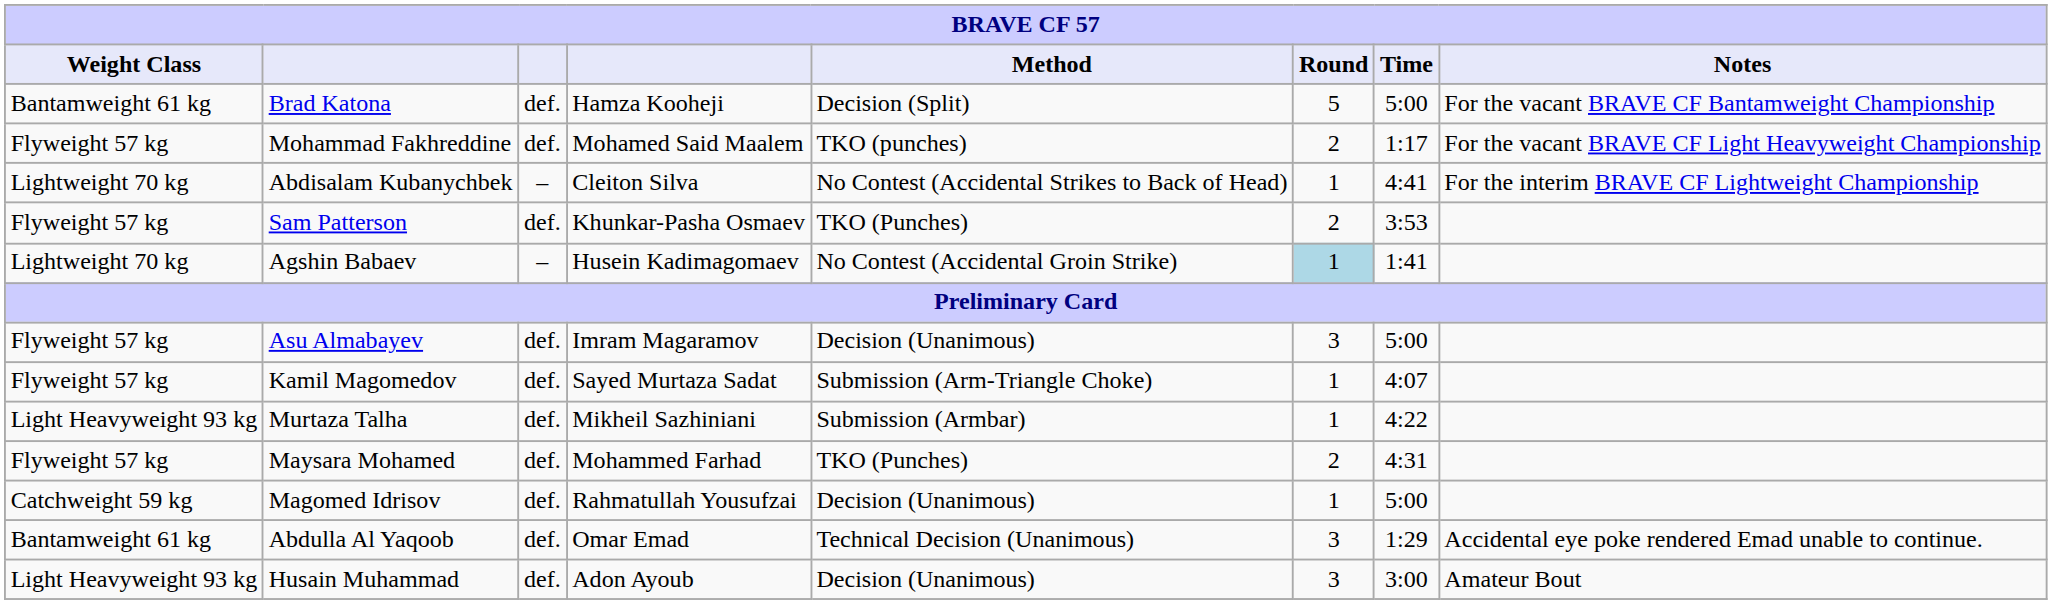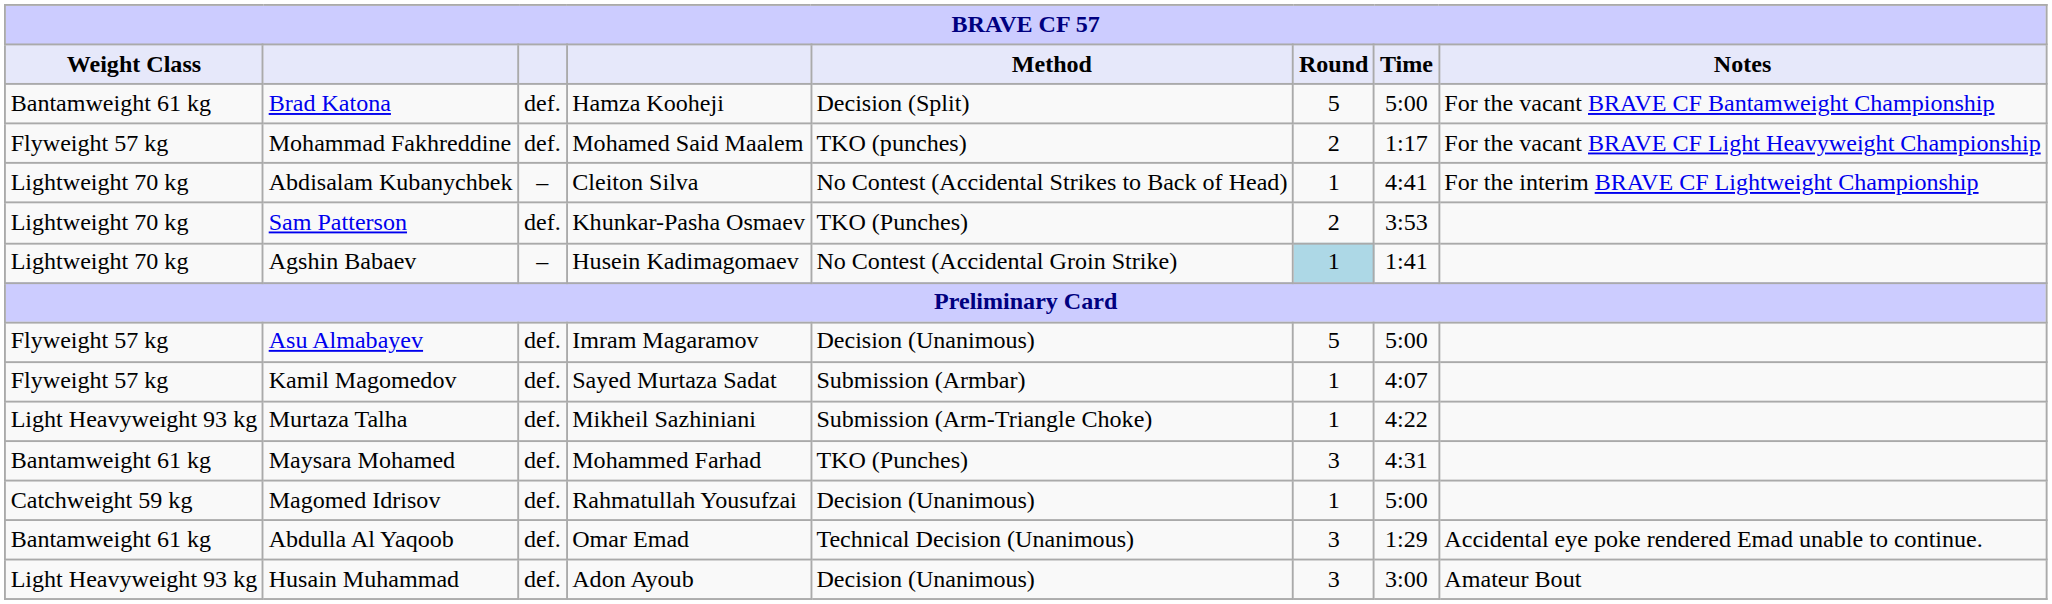(90, 222) Flyweight 57 kg -> (100, 222) Lightweight 70 kg
(1334, 341) 3 -> (1334, 341) 5
(984, 381) Submission (Arm-Triangle Choke) -> (921, 381) Submission (Armbar)
(921, 420) Submission (Armbar) -> (984, 420) Submission (Arm-Triangle Choke)
(90, 460) Flyweight 57 kg -> (111, 460) Bantamweight 61 kg
(1334, 460) 2 -> (1334, 460) 3
